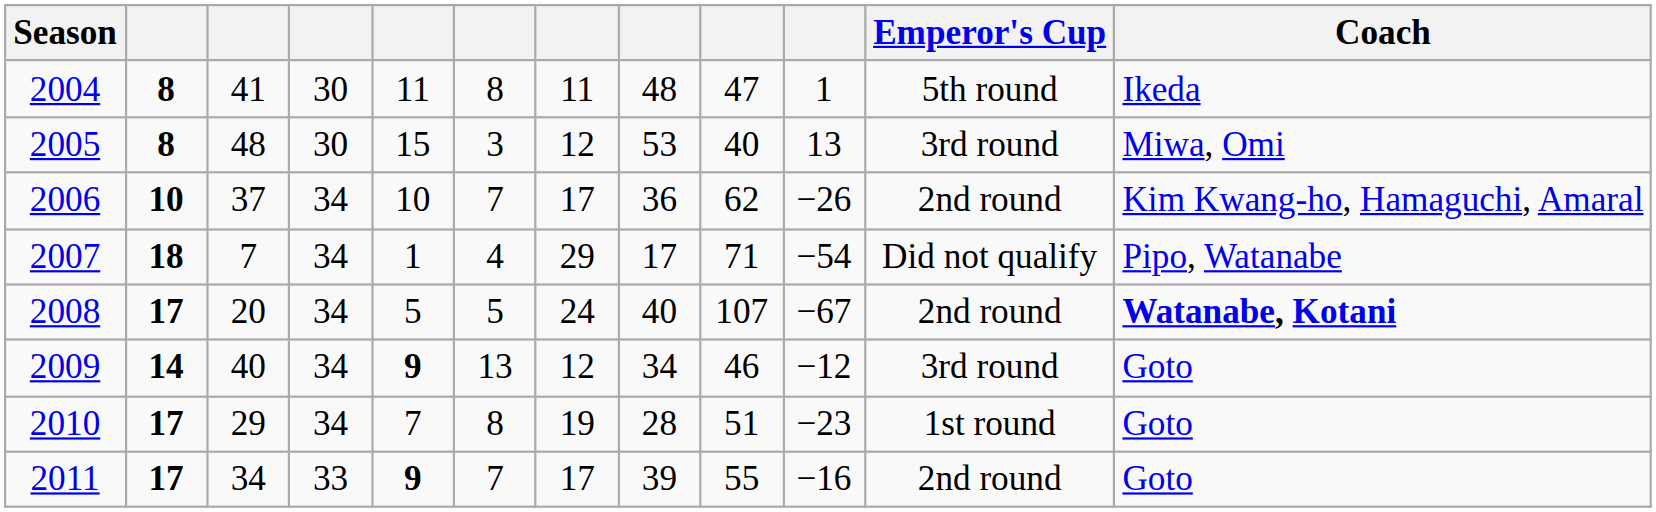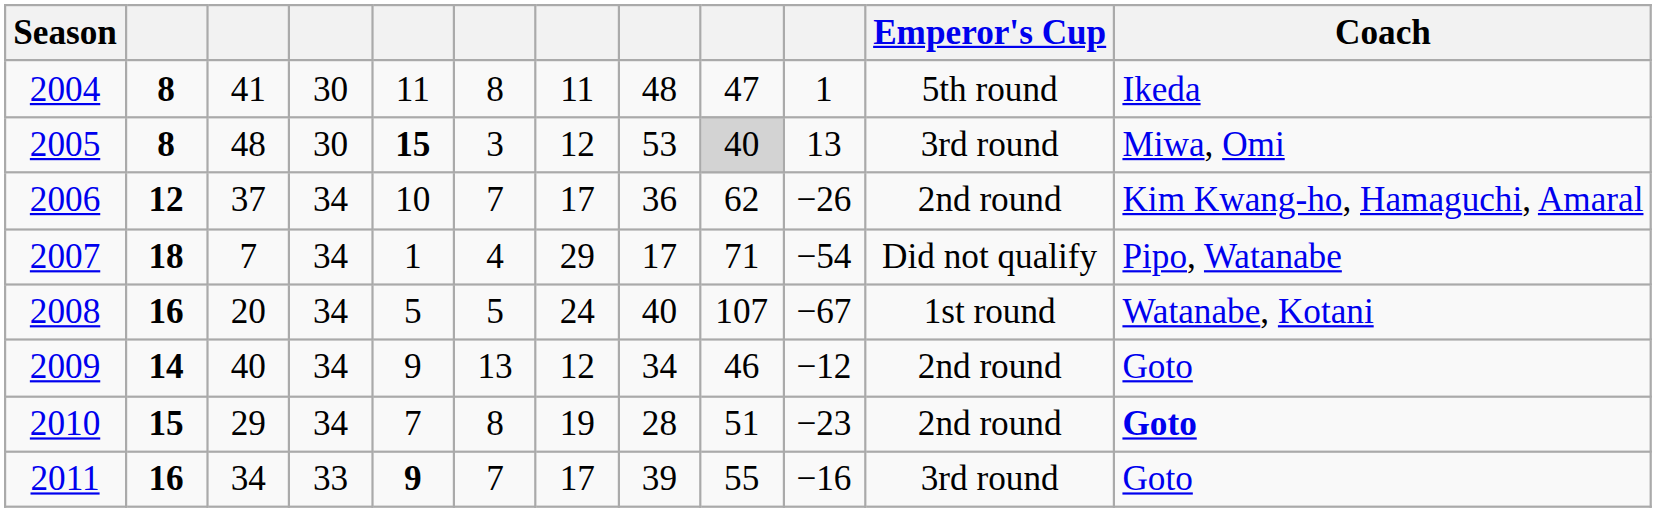(413, 144) normal -> (413, 144) bold
(742, 144) no background -> (742, 144) lightgrey background
(166, 199) 10 -> (166, 199) 12
(166, 311) 17 -> (166, 311) 16
(990, 311) 2nd round -> (990, 311) 1st round
(1259, 311) bold -> (1248, 311) normal
(413, 367) bold -> (413, 367) normal
(990, 367) 3rd round -> (990, 367) 2nd round
(166, 423) 17 -> (166, 423) 15
(990, 423) 1st round -> (990, 423) 2nd round
(1158, 423) normal -> (1160, 423) bold
(166, 479) 17 -> (166, 479) 16
(990, 479) 2nd round -> (990, 479) 3rd round
